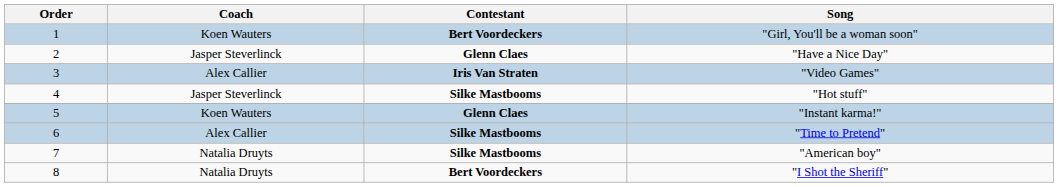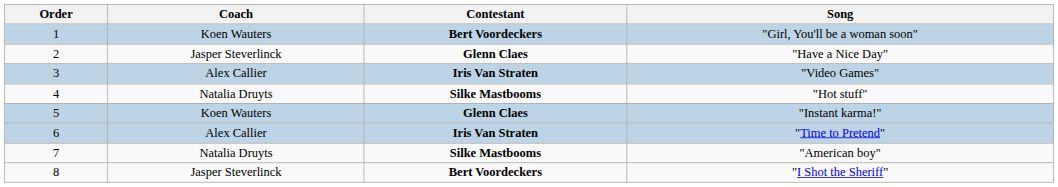(236, 93) Jasper Steverlinck -> (236, 93) Natalia Druyts
(495, 133) Silke Mastbooms -> (495, 133) Iris Van Straten
(236, 172) Natalia Druyts -> (236, 172) Jasper Steverlinck
